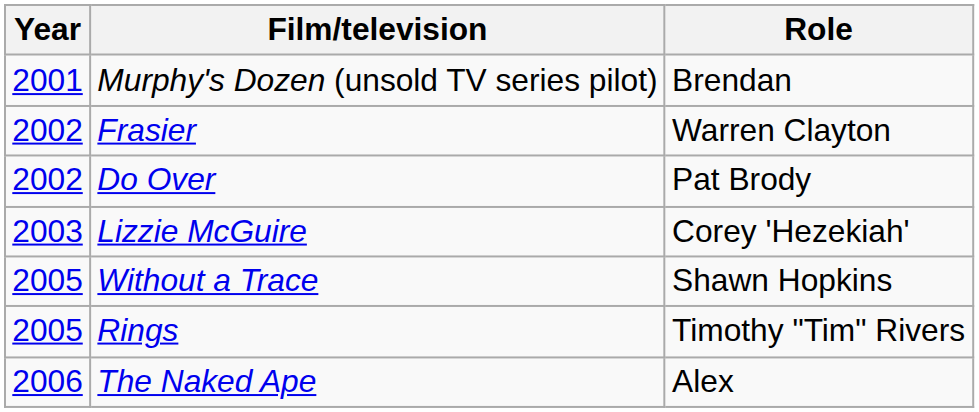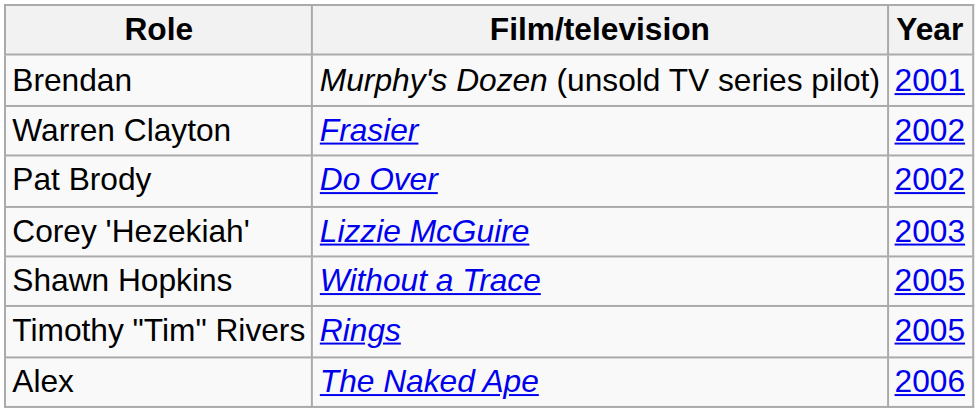columns swapped: (48, 29) <-> (819, 29)
